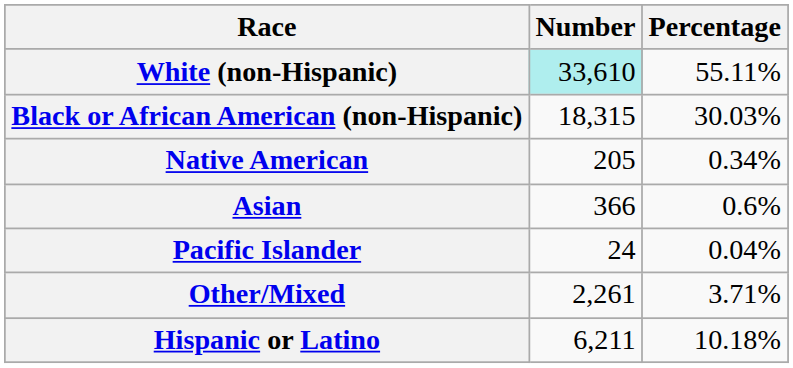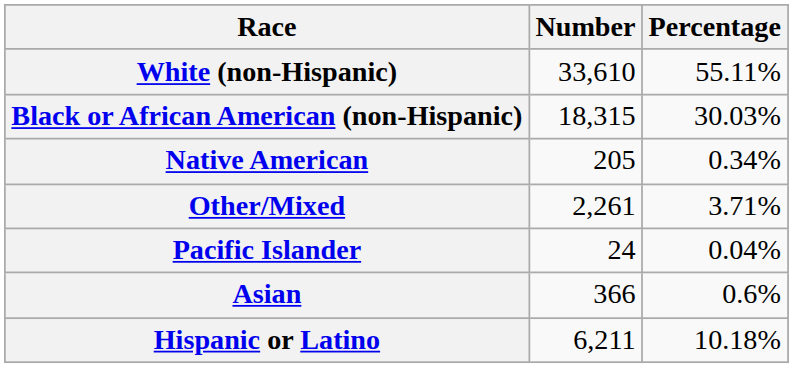(597, 71) paleturquoise background -> (597, 71) no background
rows swapped: (267, 205) <-> (267, 294)
